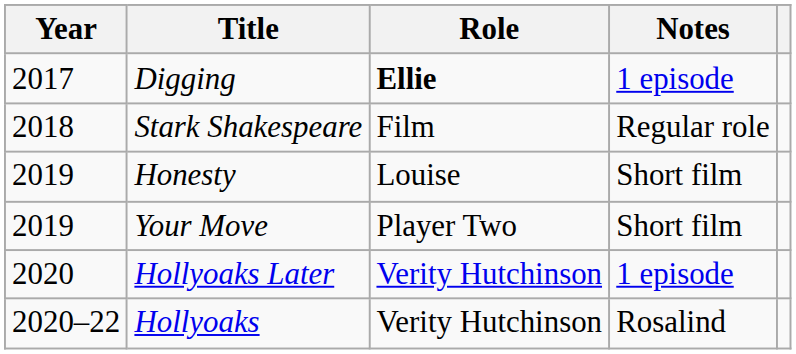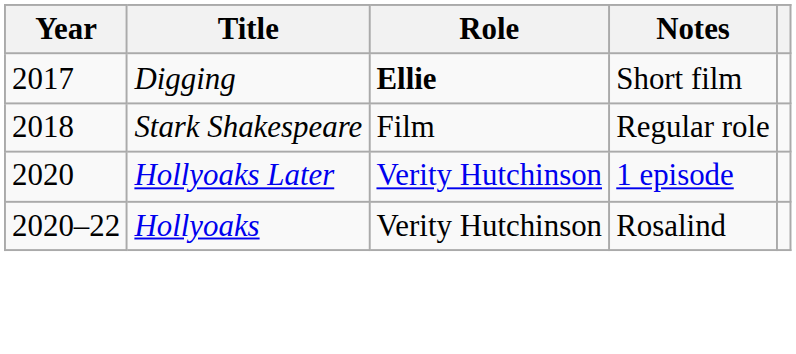(675, 77) 1 episode -> (679, 77) Short film
- row: (185, 175)
- row: (201, 224)
